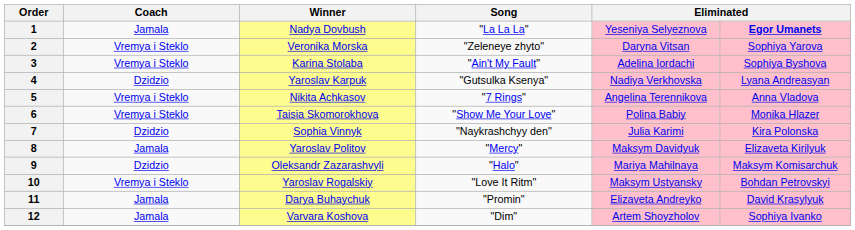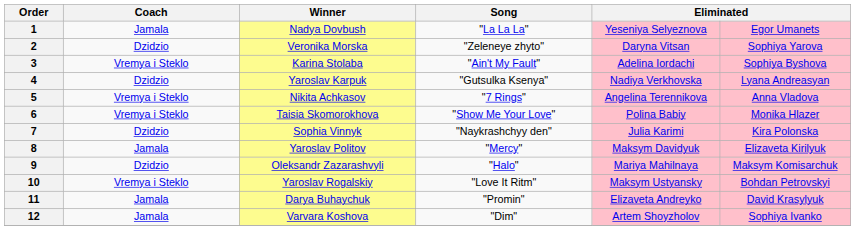(785, 30) bold -> (785, 30) normal
(151, 47) Vremya i Steklo -> (151, 47) Dzidzio
